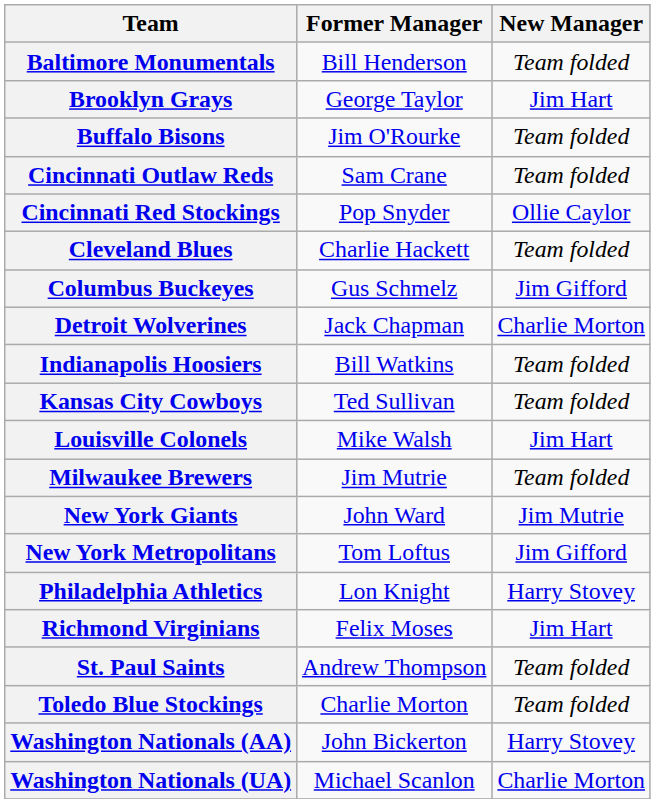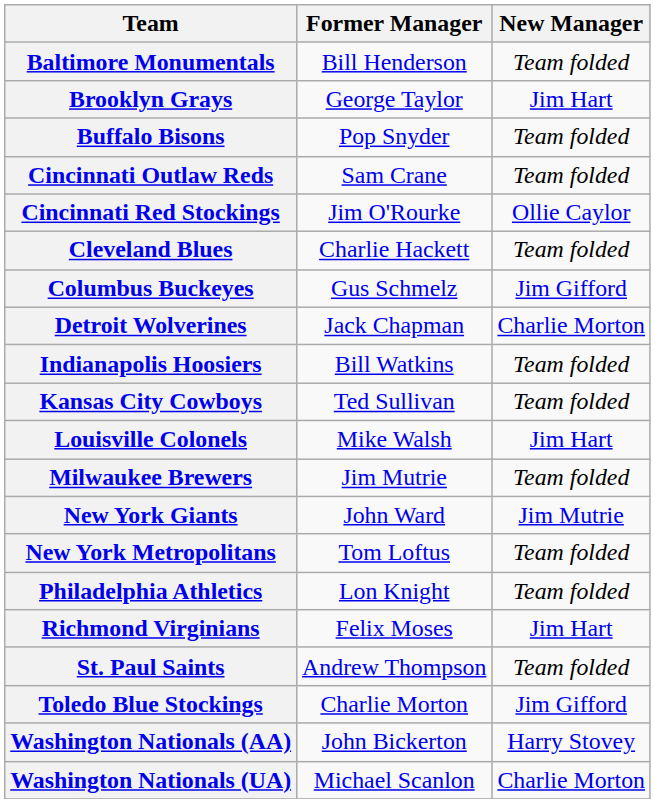(394, 136) Jim O'Rourke -> (394, 136) Pop Snyder
(394, 212) Pop Snyder -> (394, 212) Jim O'Rourke
(571, 552) Jim Gifford -> (571, 552) Team folded
(571, 590) Harry Stovey -> (571, 590) Team folded
(571, 703) Team folded -> (571, 703) Jim Gifford
